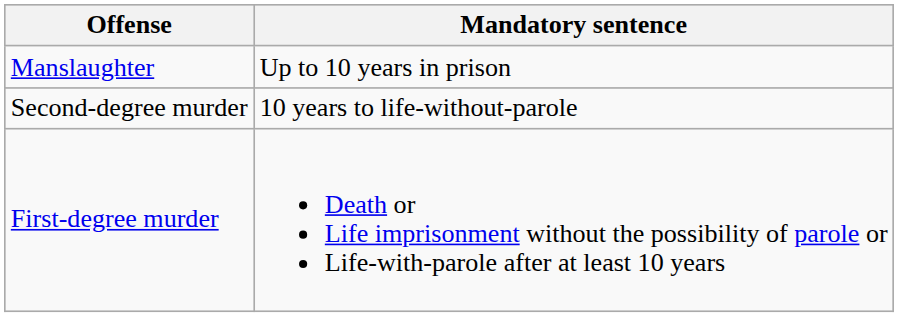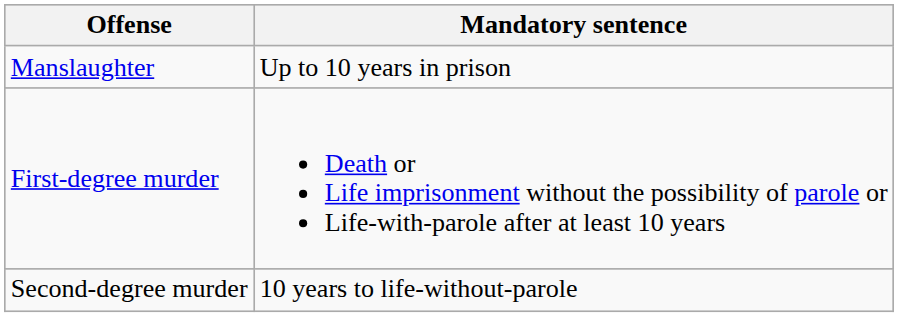rows swapped: (129, 107) <-> (115, 219)
